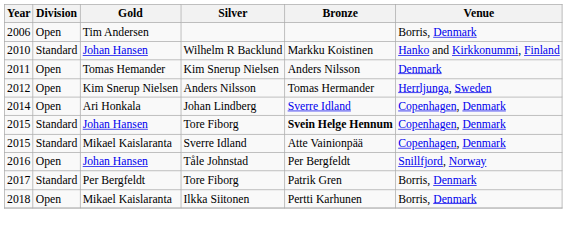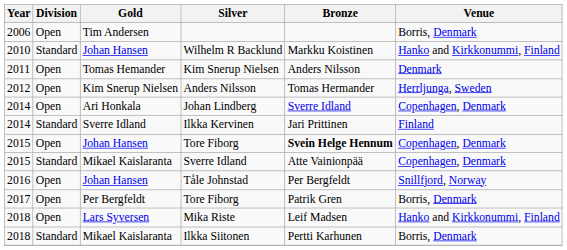+ row: (19, 124)
(57, 124) Standard -> (48, 143) Open
(57, 180) Standard -> (48, 198) Open
+ row: (19, 217)
(48, 198) Open -> (57, 236) Standard
